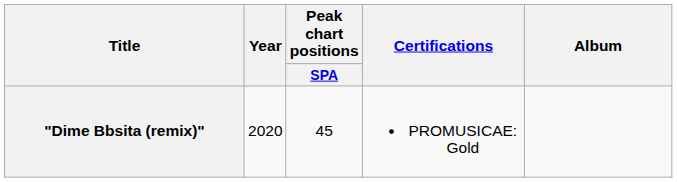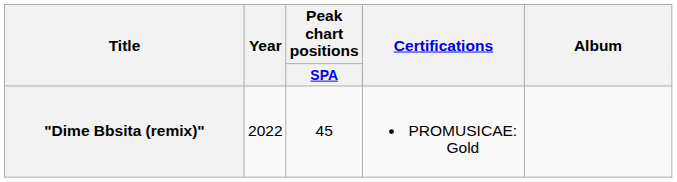(265, 131) 2020 -> (265, 131) 2022
